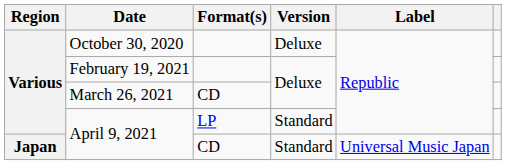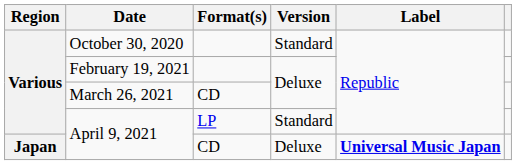(298, 43) Deluxe -> (304, 43) Standard
(304, 146) Standard -> (298, 146) Deluxe
(415, 146) normal -> (420, 146) bold
